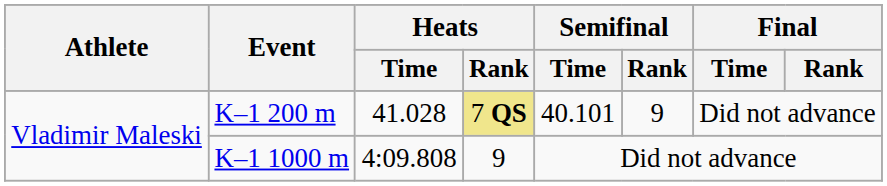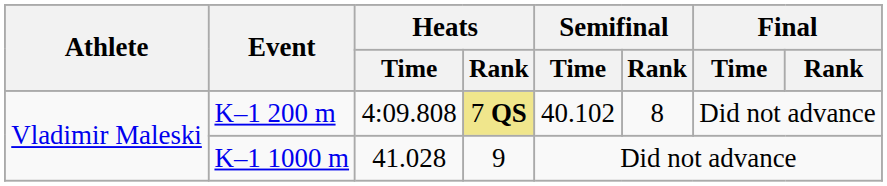(409, 113) 41.028 -> (409, 113) 4:09.808
(578, 113) 40.101 -> (578, 113) 40.102
(657, 113) 9 -> (657, 113) 8
(409, 157) 4:09.808 -> (409, 157) 41.028
